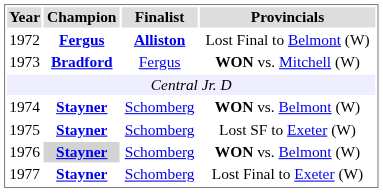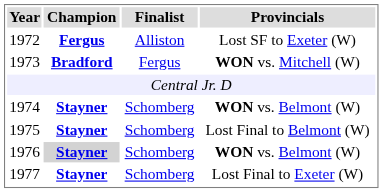(160, 39) bold -> (160, 39) normal
(287, 39) Lost Final to Belmont (W) -> (287, 39) Lost SF to Exeter (W)
(287, 129) Lost SF to Exeter (W) -> (287, 129) Lost Final to Belmont (W)
